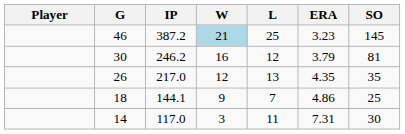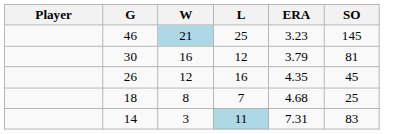- column: (171, 14)
(273, 77) 13 -> (241, 77) 16
(374, 77) 35 -> (352, 77) 45
(222, 98) 9 -> (186, 98) 8
(323, 98) 4.86 -> (296, 98) 4.68
(273, 118) no background -> (241, 118) lightblue background
(374, 118) 30 -> (352, 118) 83
